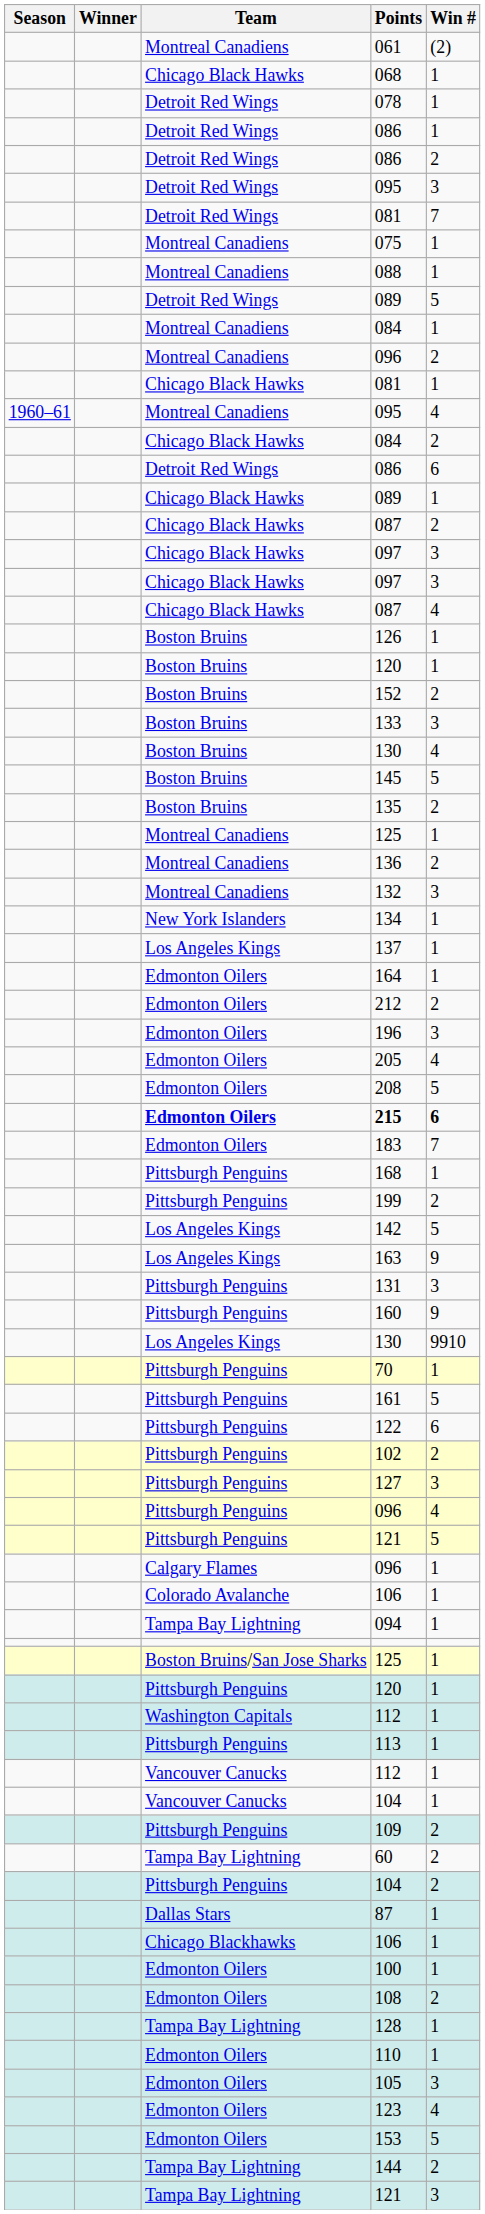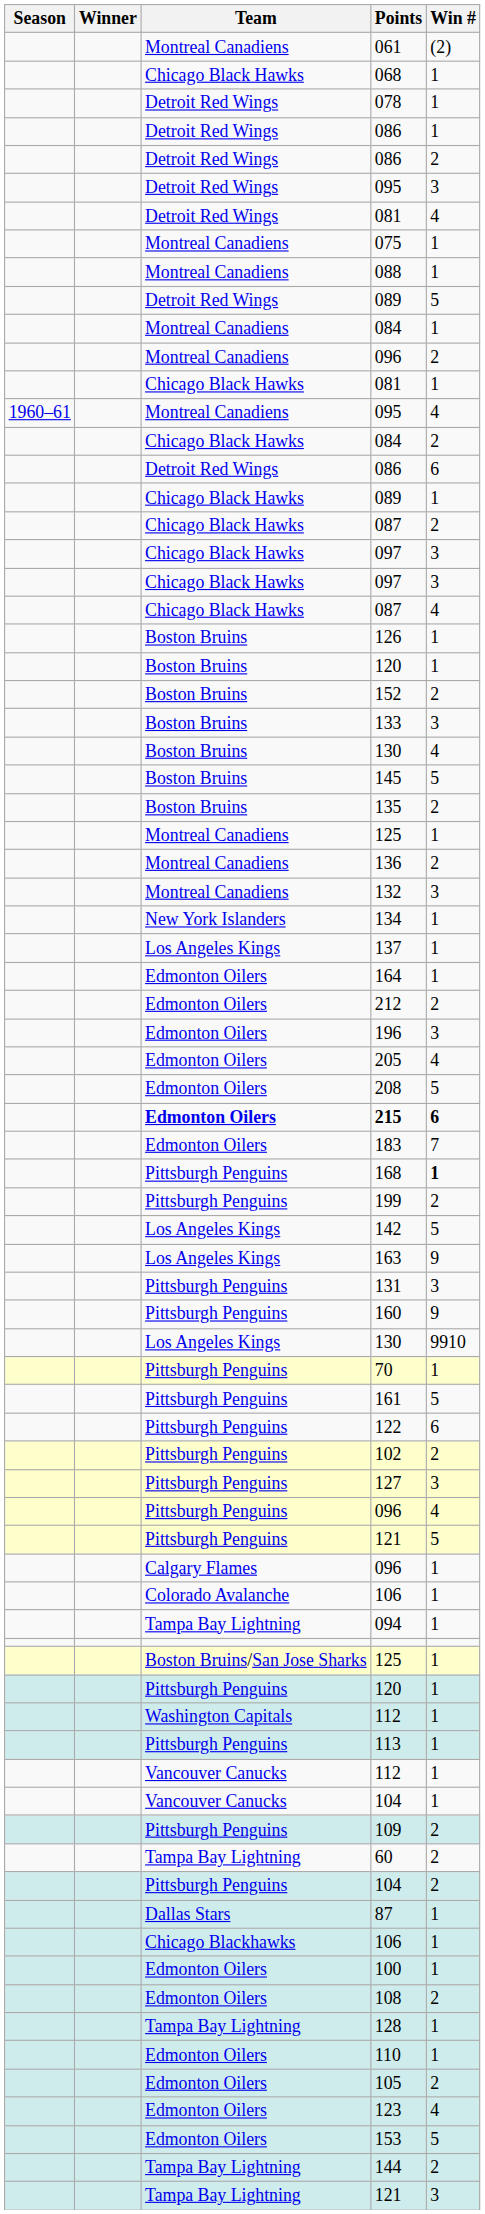(435, 215) 7 -> (435, 215) 4
(435, 1173) normal -> (435, 1173) bold
(435, 2082) 3 -> (435, 2082) 2
